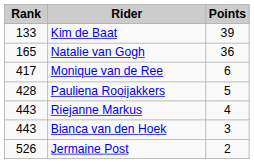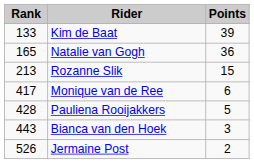+ row: (87, 71)
- row: (96, 110)
